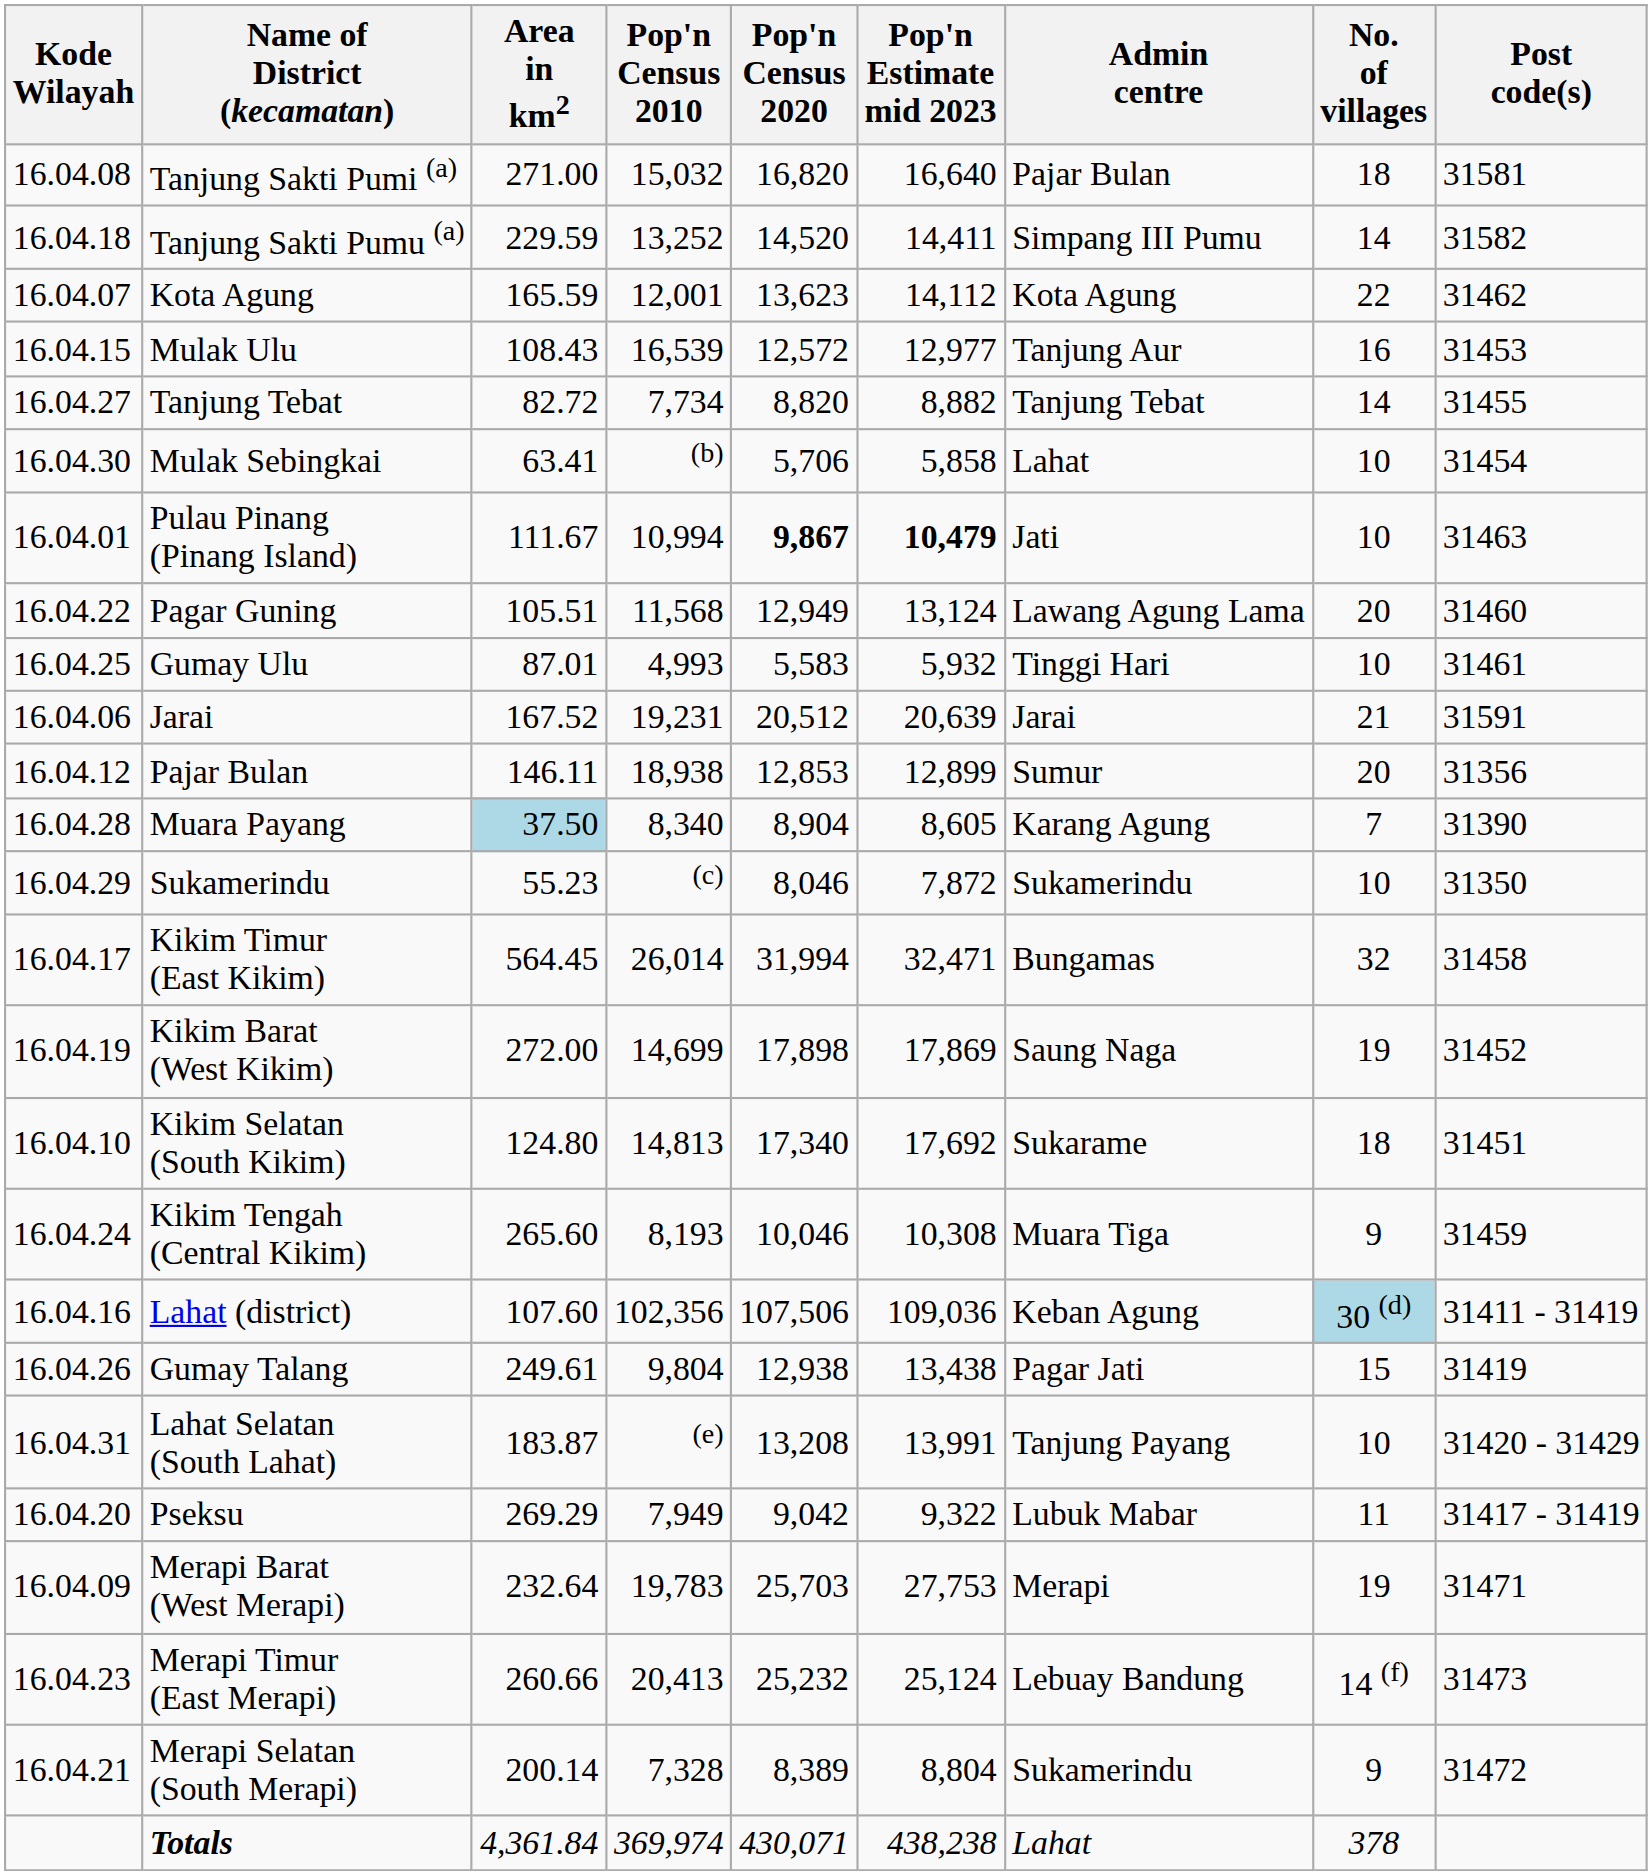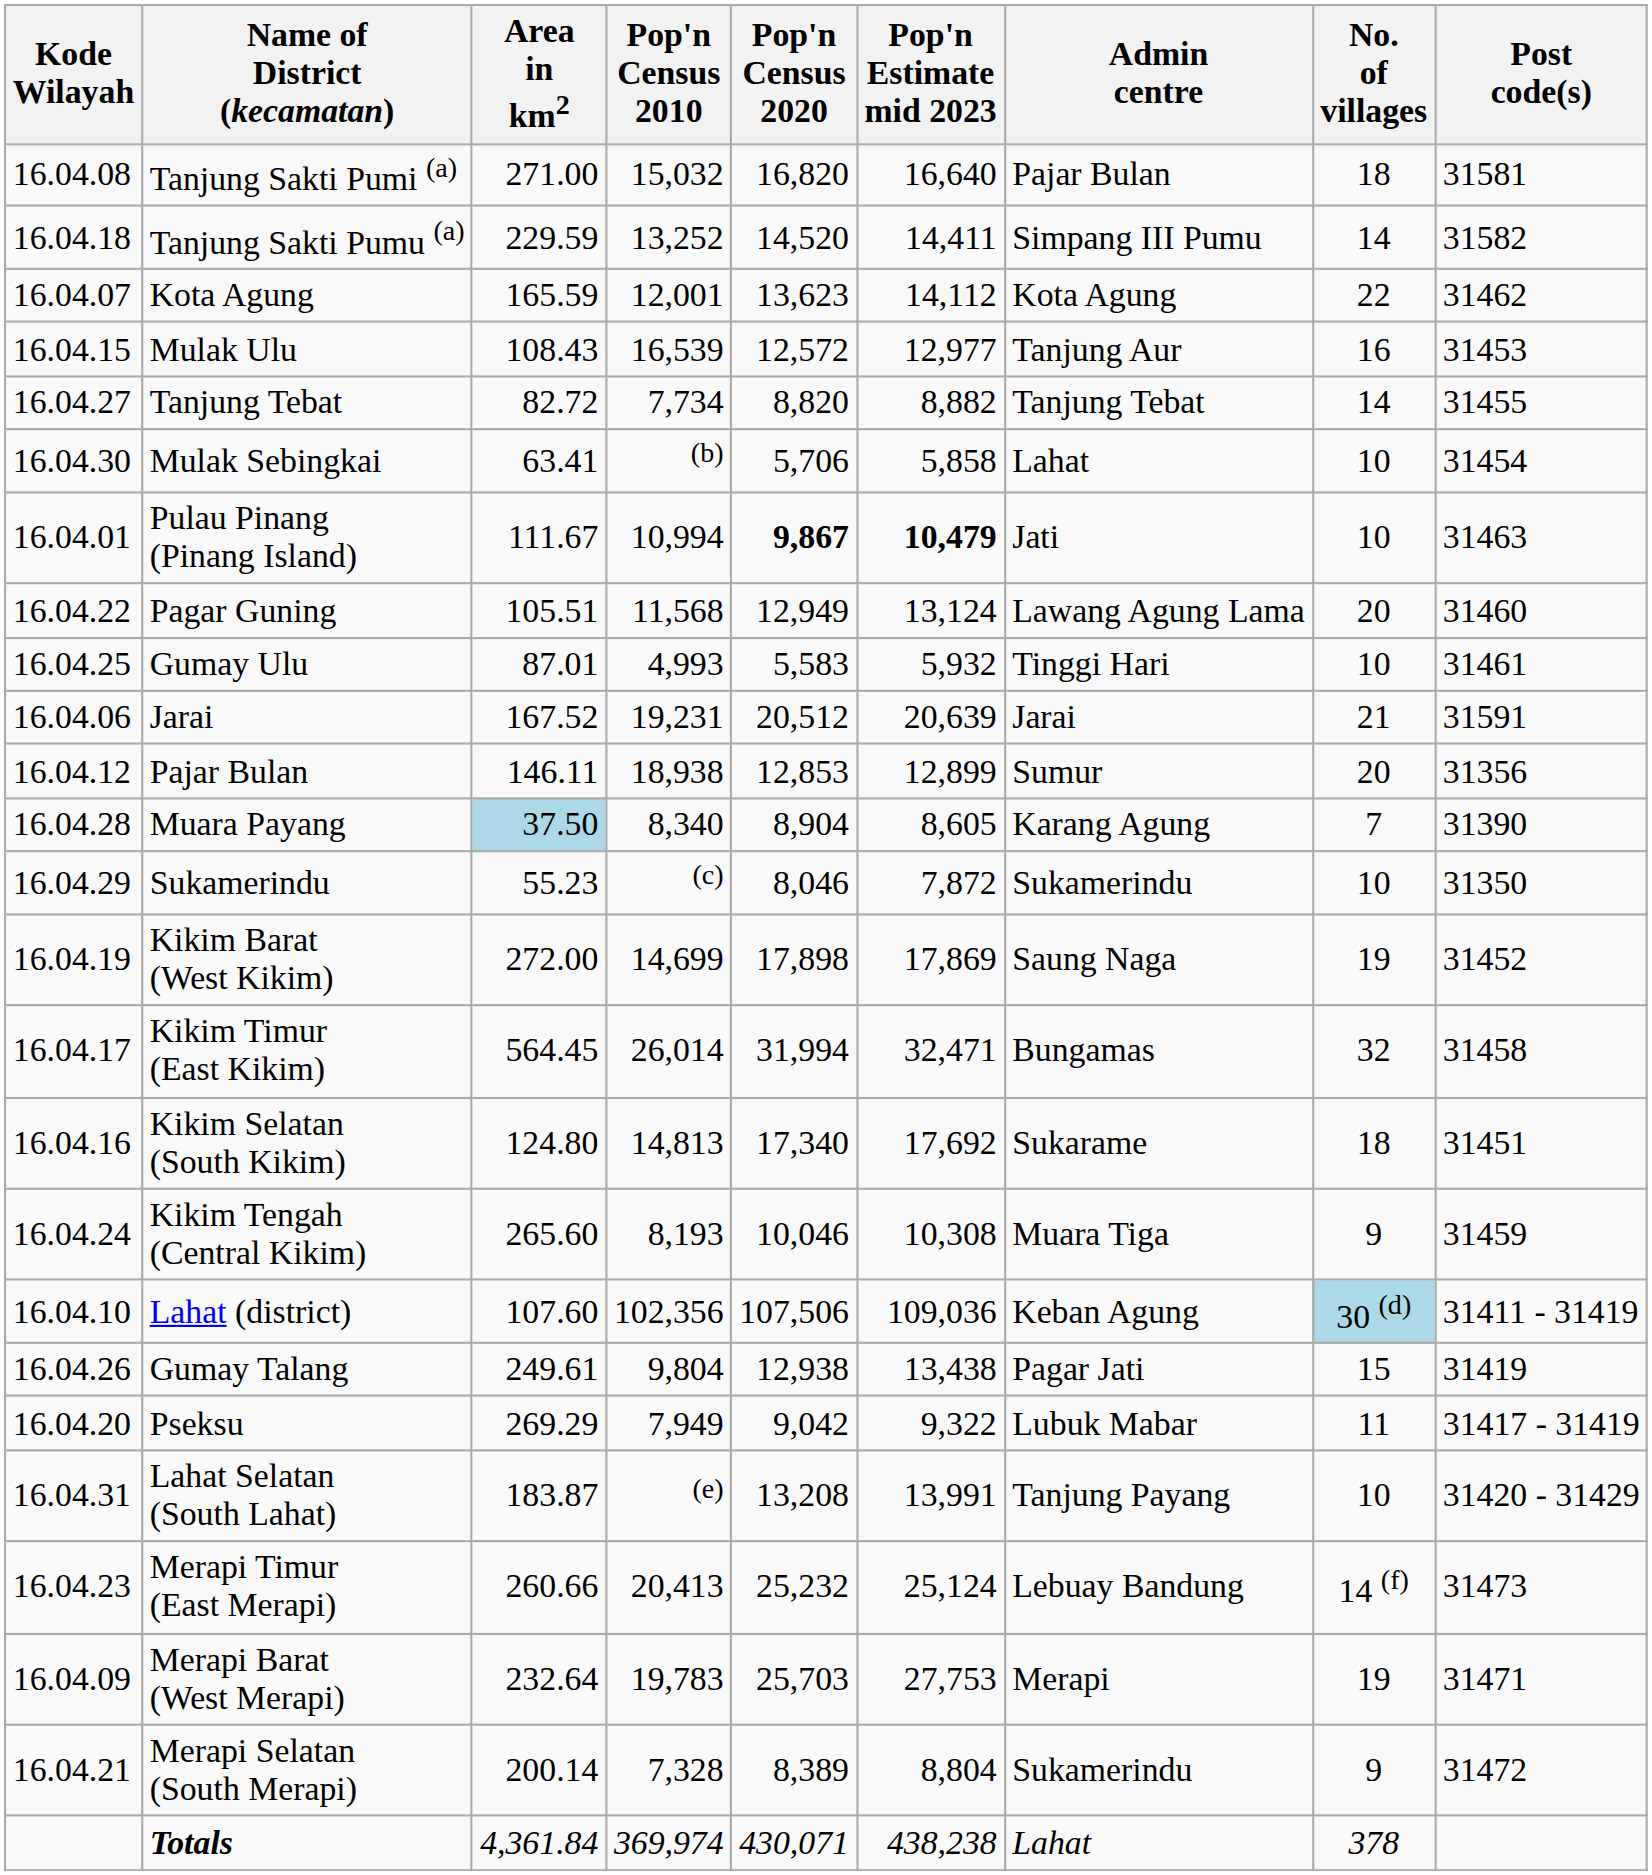rows swapped: (242, 1050) <-> (238, 959)
(72, 1142) 16.04.10 -> (72, 1142) 16.04.16
(72, 1311) 16.04.16 -> (72, 1311) 16.04.10
rows swapped: (197, 1514) <-> (243, 1441)
rows swapped: (247, 1586) <-> (244, 1678)
